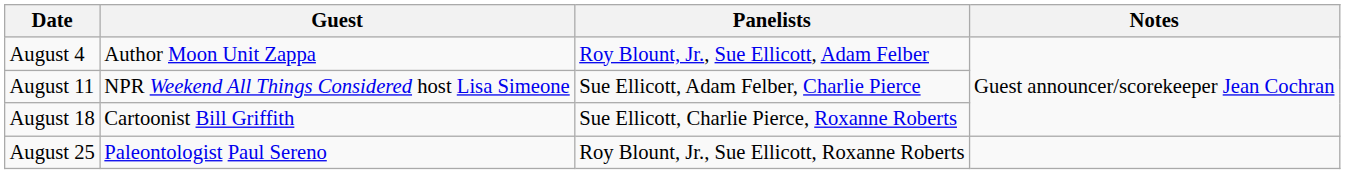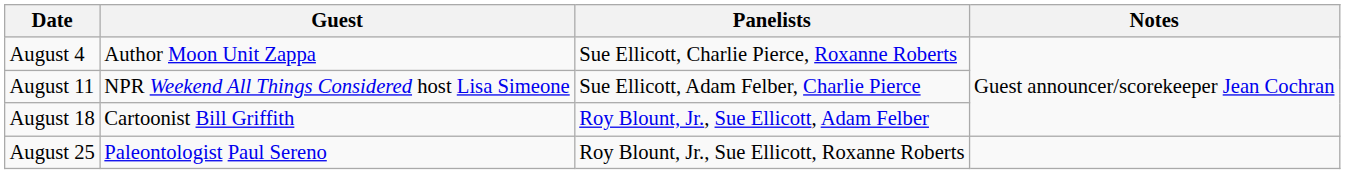(754, 53) Roy Blount, Jr., Sue Ellicott, Adam Felber -> (768, 53) Sue Ellicott, Charlie Pierce, Roxanne Roberts
(768, 119) Sue Ellicott, Charlie Pierce, Roxanne Roberts -> (754, 119) Roy Blount, Jr., Sue Ellicott, Adam Felber
